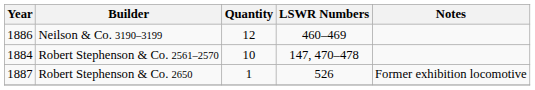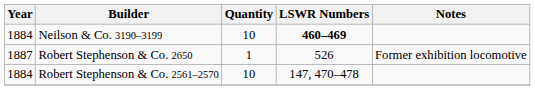(20, 34) 1886 -> (20, 34) 1884
(249, 34) 12 -> (249, 34) 10
(324, 34) normal -> (324, 34) bold
rows swapped: (129, 54) <-> (115, 74)
